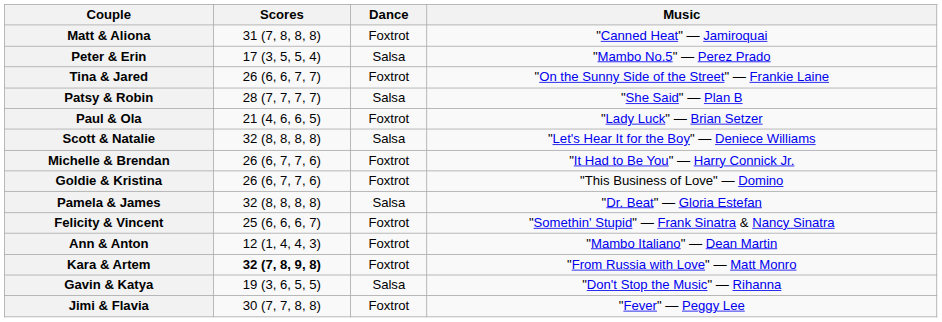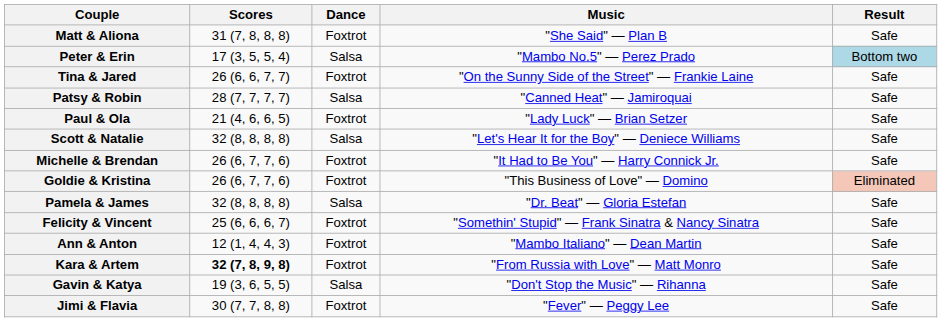+ column: (884, 14)
(682, 35) "Canned Heat" — Jamiroquai -> (606, 35) "She Said" — Plan B
(682, 98) "She Said" — Plan B -> (606, 98) "Canned Heat" — Jamiroquai
